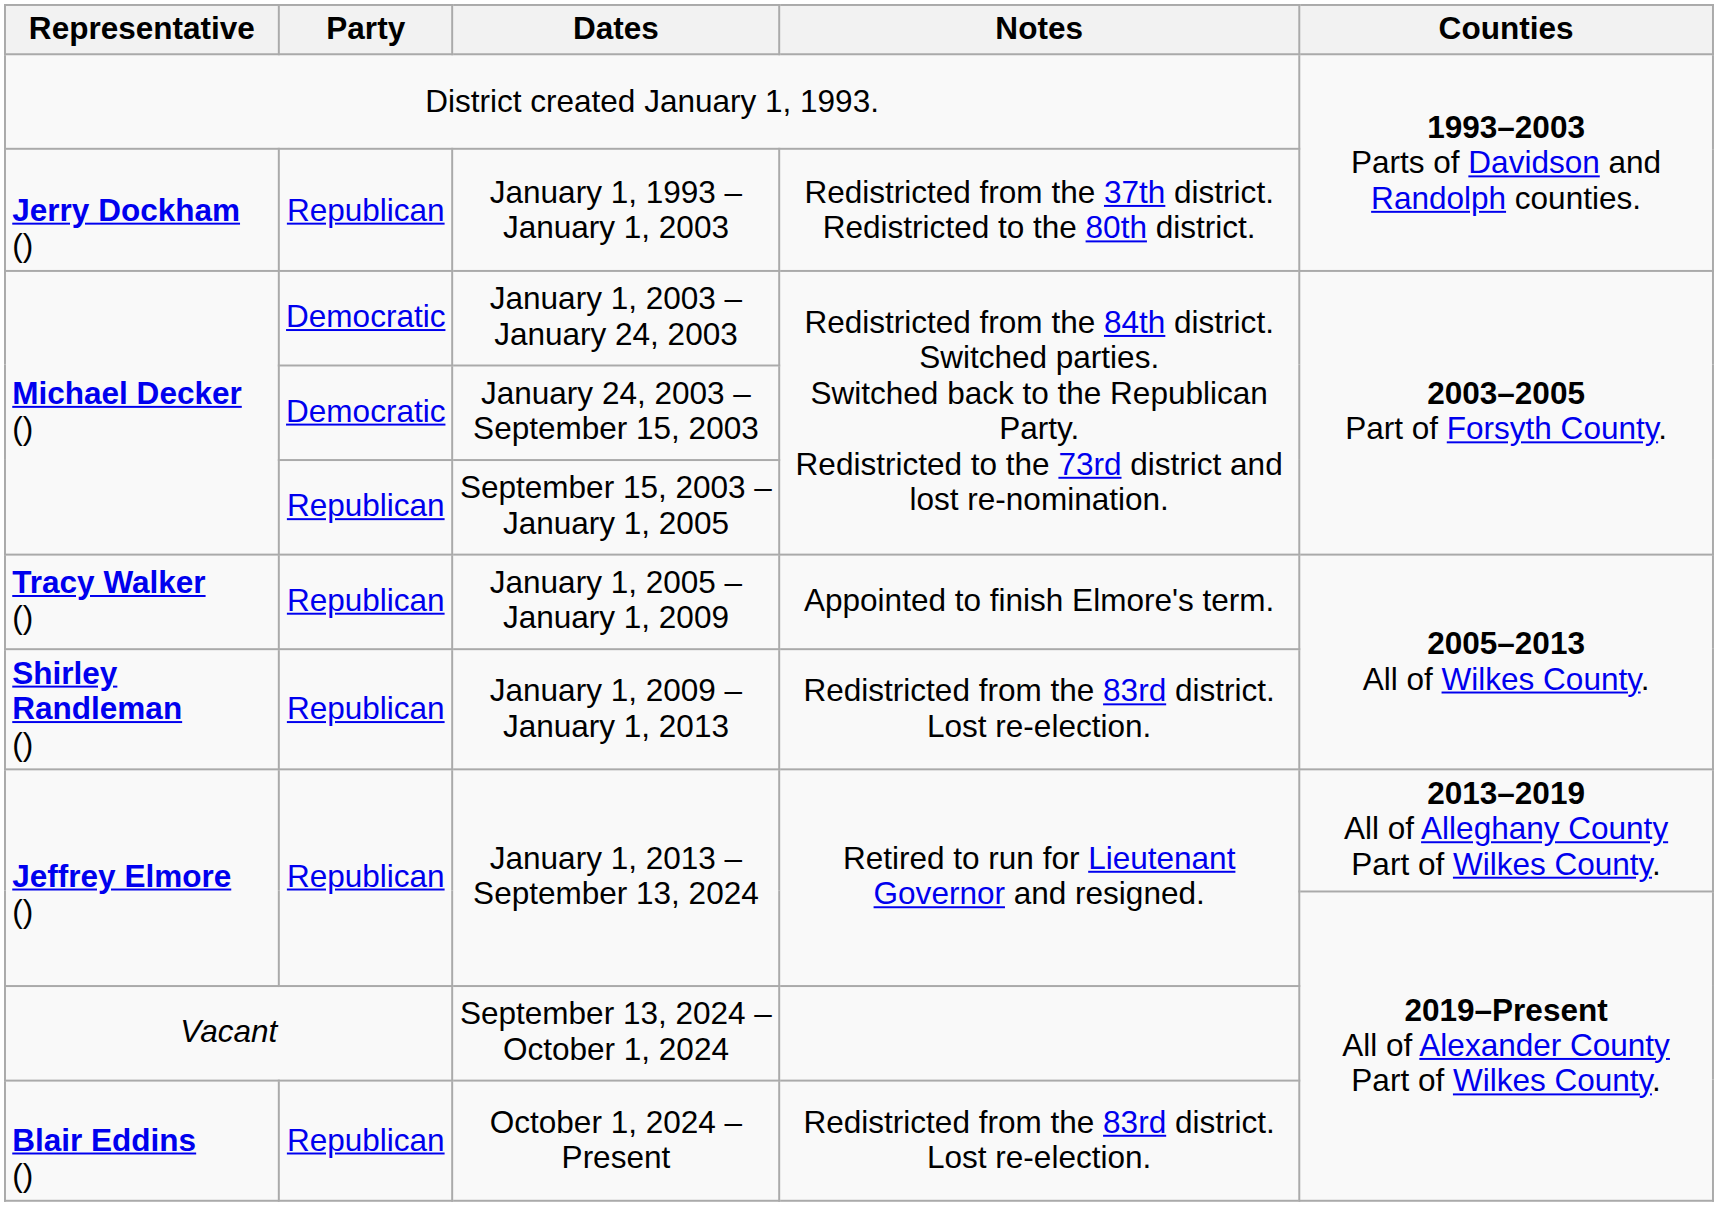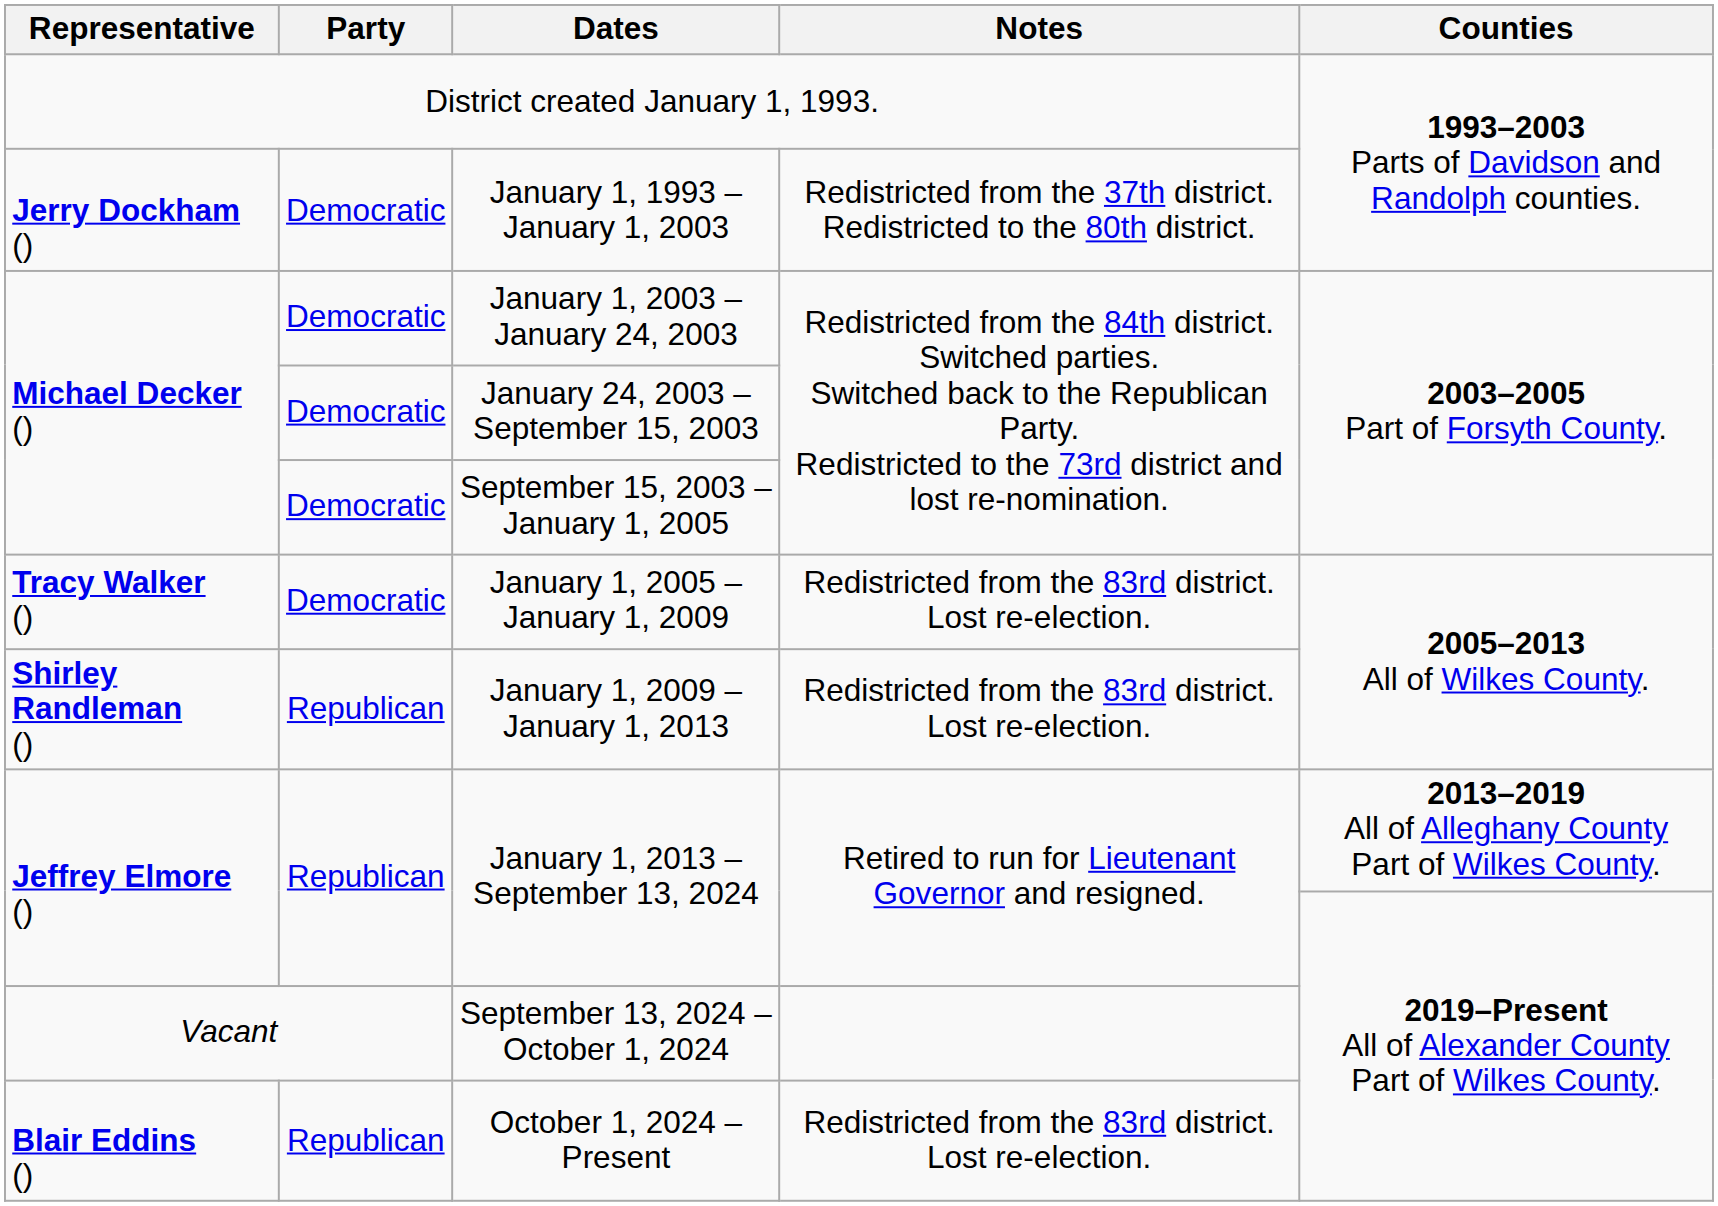(366, 209) Republican -> (366, 209) Democratic
(366, 506) Republican -> (366, 506) Democratic
(366, 600) Republican -> (366, 600) Democratic
(1039, 600) Appointed to finish Elmore's term. -> (1039, 600) Redistricted from the 83rd district. Lost re-election.
